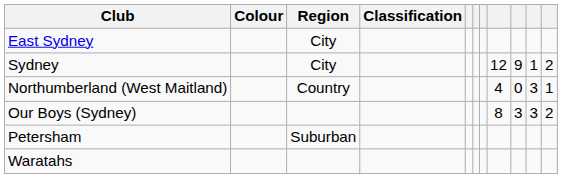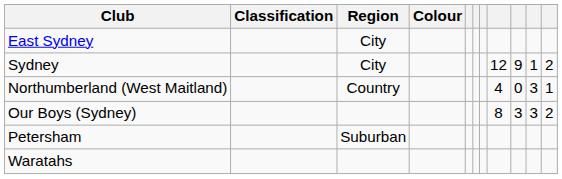columns swapped: (259, 16) <-> (413, 16)
